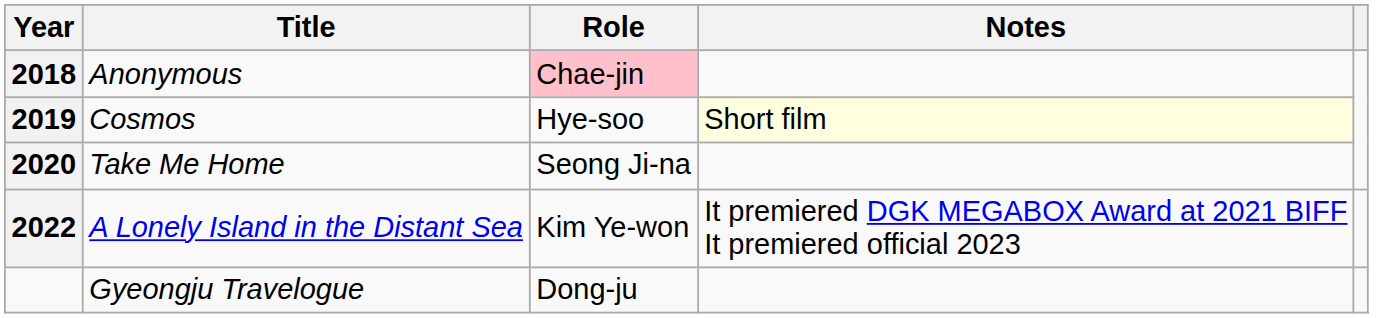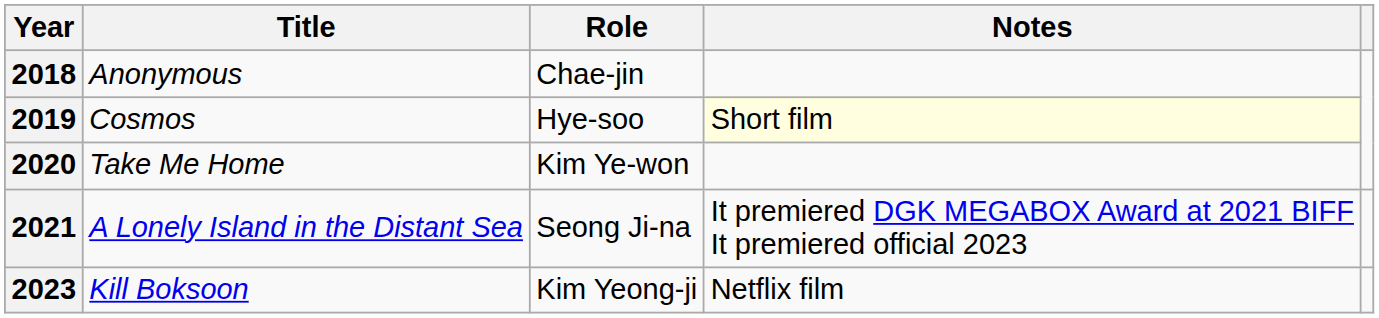(590, 73) pink background -> (590, 73) no background
(614, 165) Seong Ji-na -> (613, 165) Kim Ye-won
(44, 227) 2022 -> (44, 227) 2021
(613, 227) Kim Ye-won -> (614, 227) Seong Ji-na
+ row: (169, 289)
- row: (227, 289)
